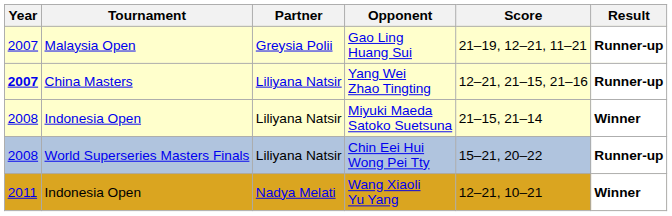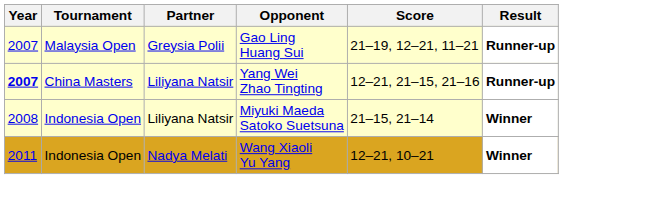- row: (389, 155)
